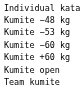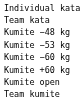+ row: (27, 20)
